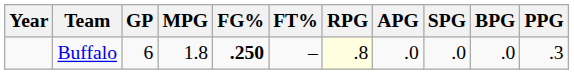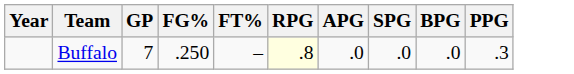- column: (185, 20)
(148, 53) 6 -> (148, 53) 7
(247, 53) bold -> (192, 53) normal
